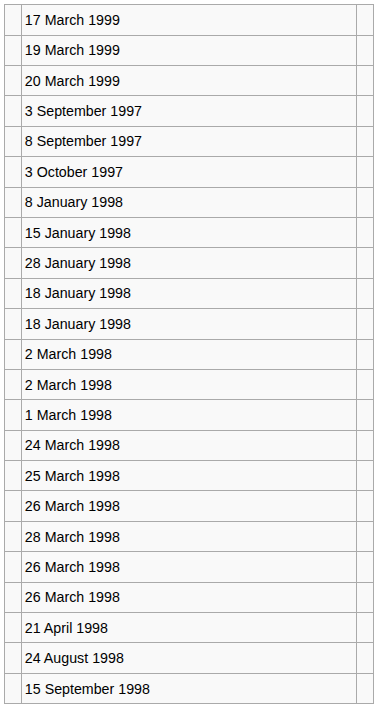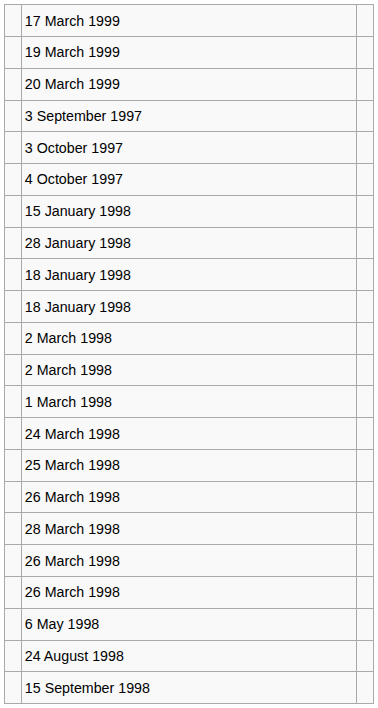- row: (13, 141)
+ row: (13, 179)
- row: (13, 202)
- row: (13, 628)
+ row: (13, 624)
